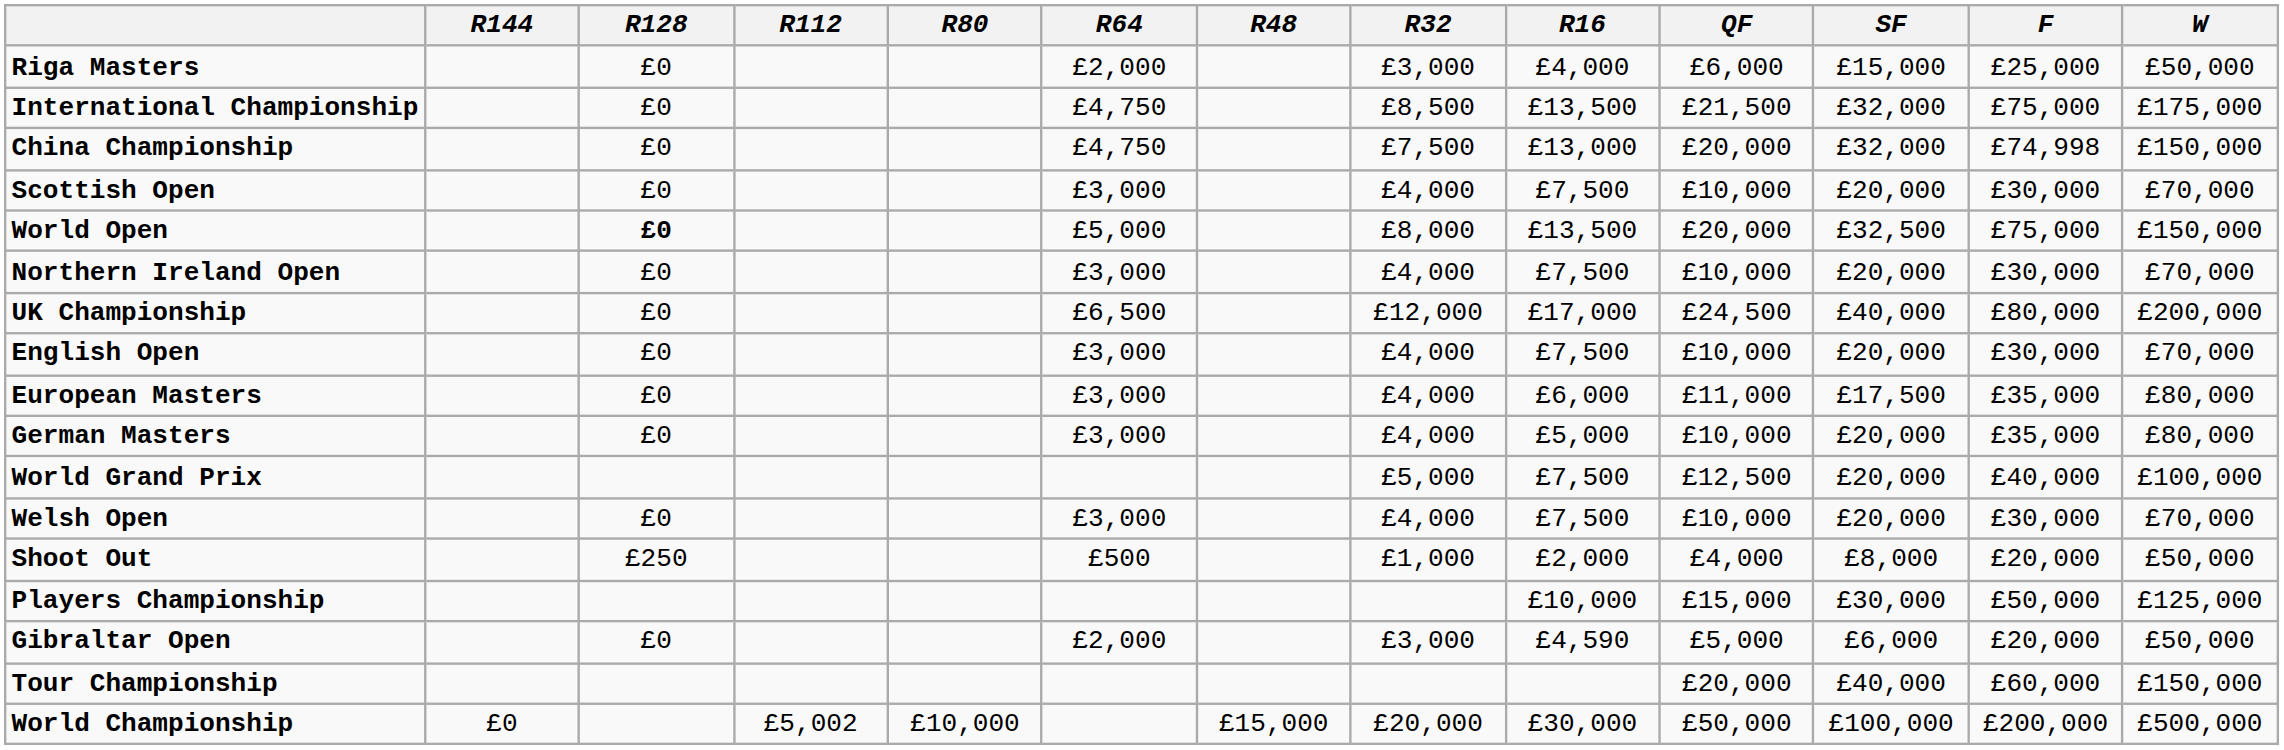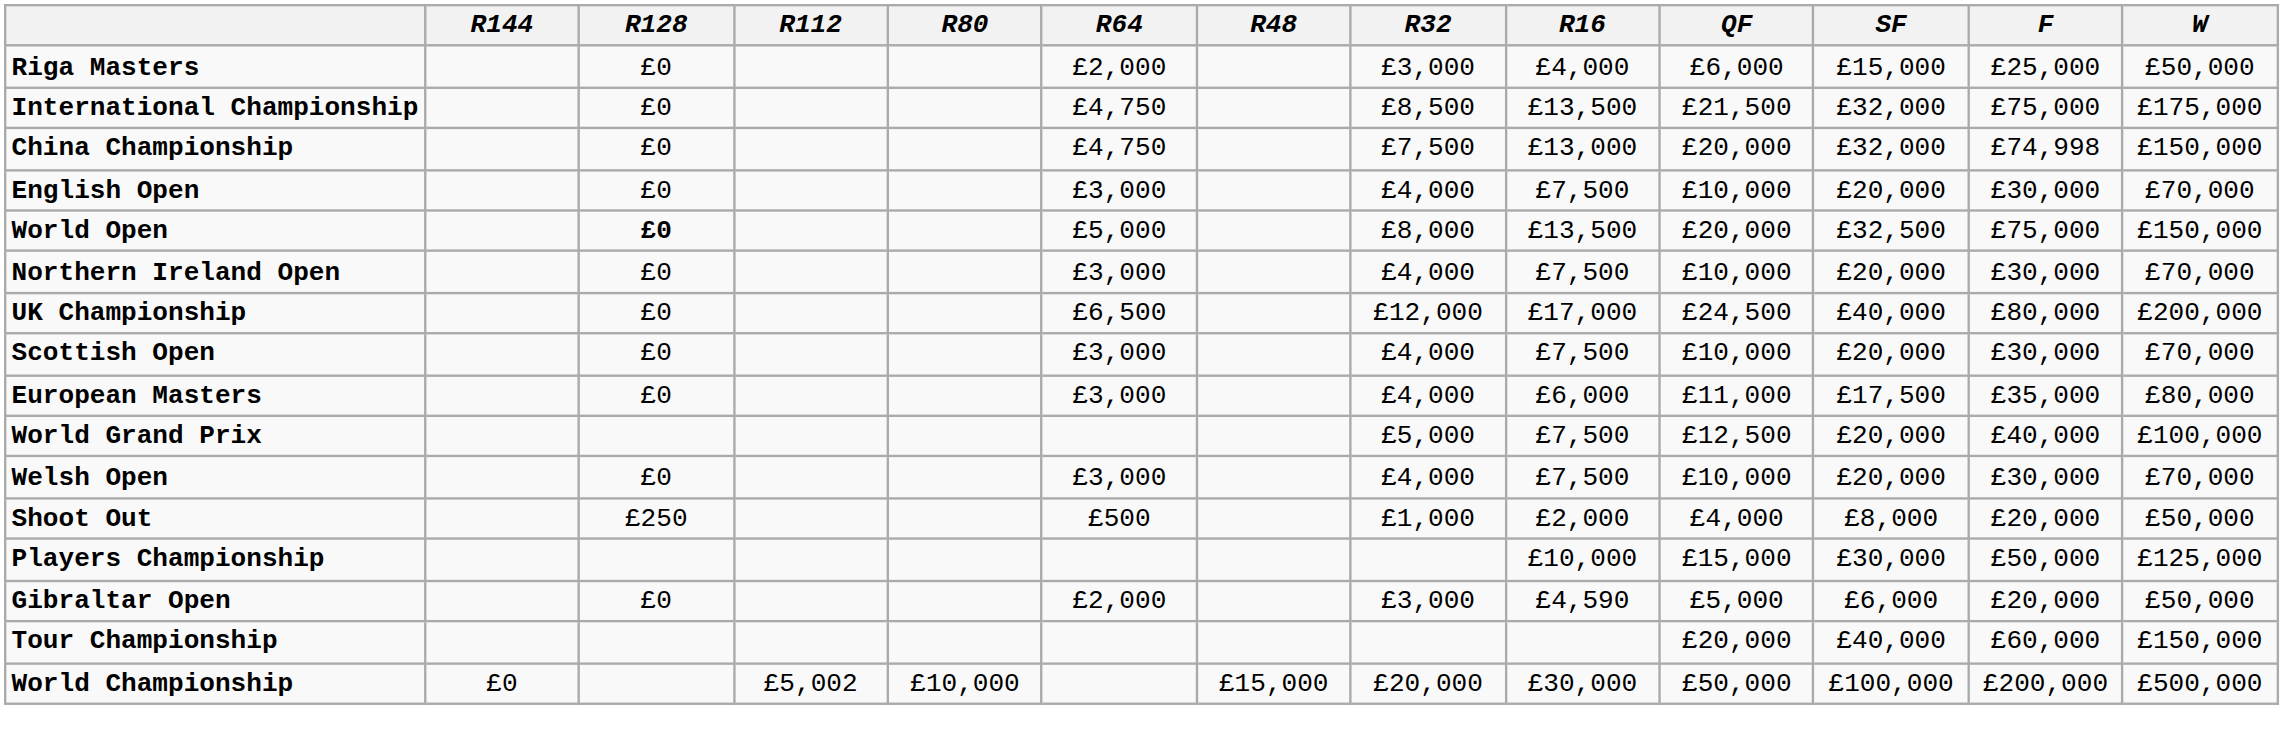rows swapped: (105, 354) <-> (113, 190)
- row: (121, 437)
